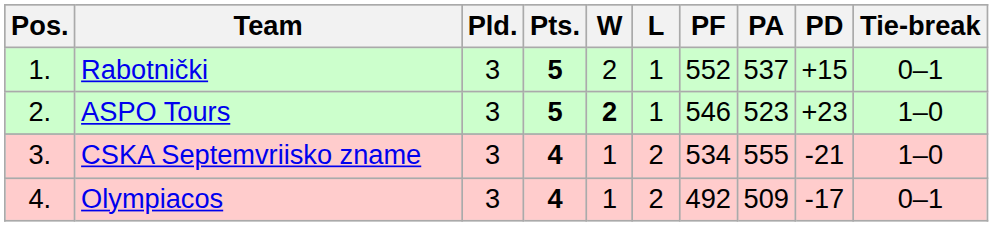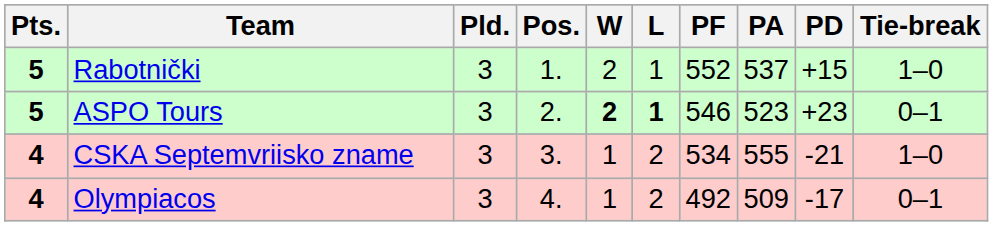columns swapped: (40, 26) <-> (555, 26)
(920, 69) 0–1 -> (920, 69) 1–0
(656, 112) normal -> (656, 112) bold
(920, 112) 1–0 -> (920, 112) 0–1
